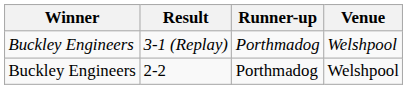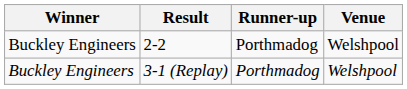rows swapped: (155, 71) <-> (186, 44)
